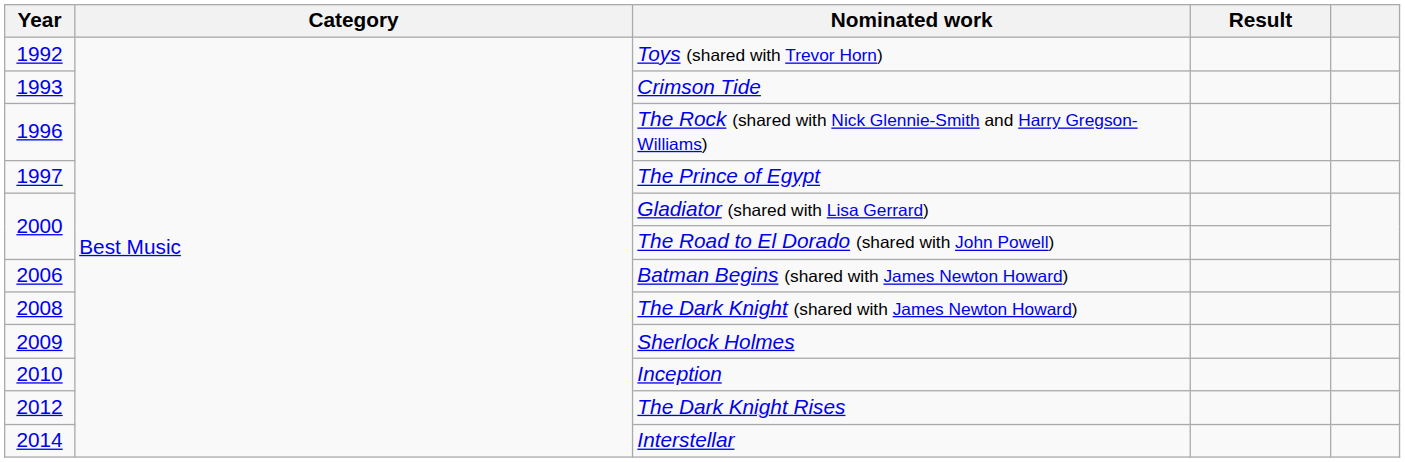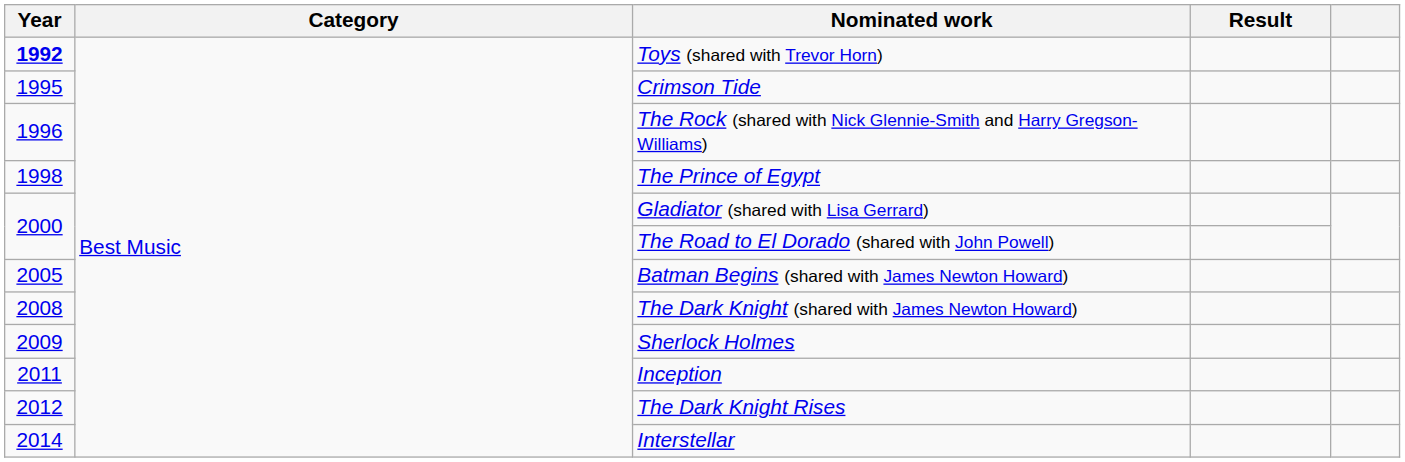(40, 53) normal -> (40, 53) bold
(40, 86) 1993 -> (40, 86) 1995
(40, 176) 1997 -> (40, 176) 1998
(40, 275) 2006 -> (40, 275) 2005
(40, 374) 2010 -> (40, 374) 2011
